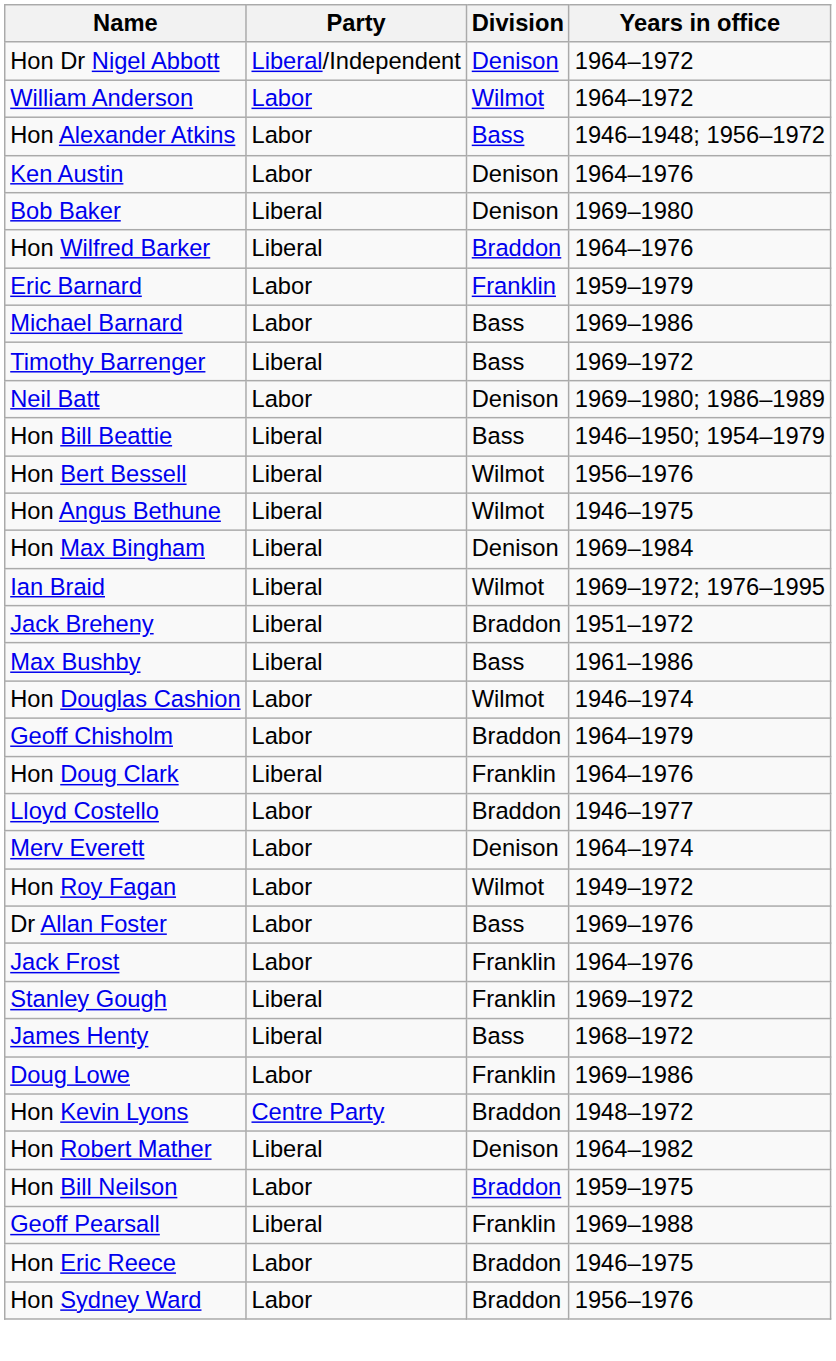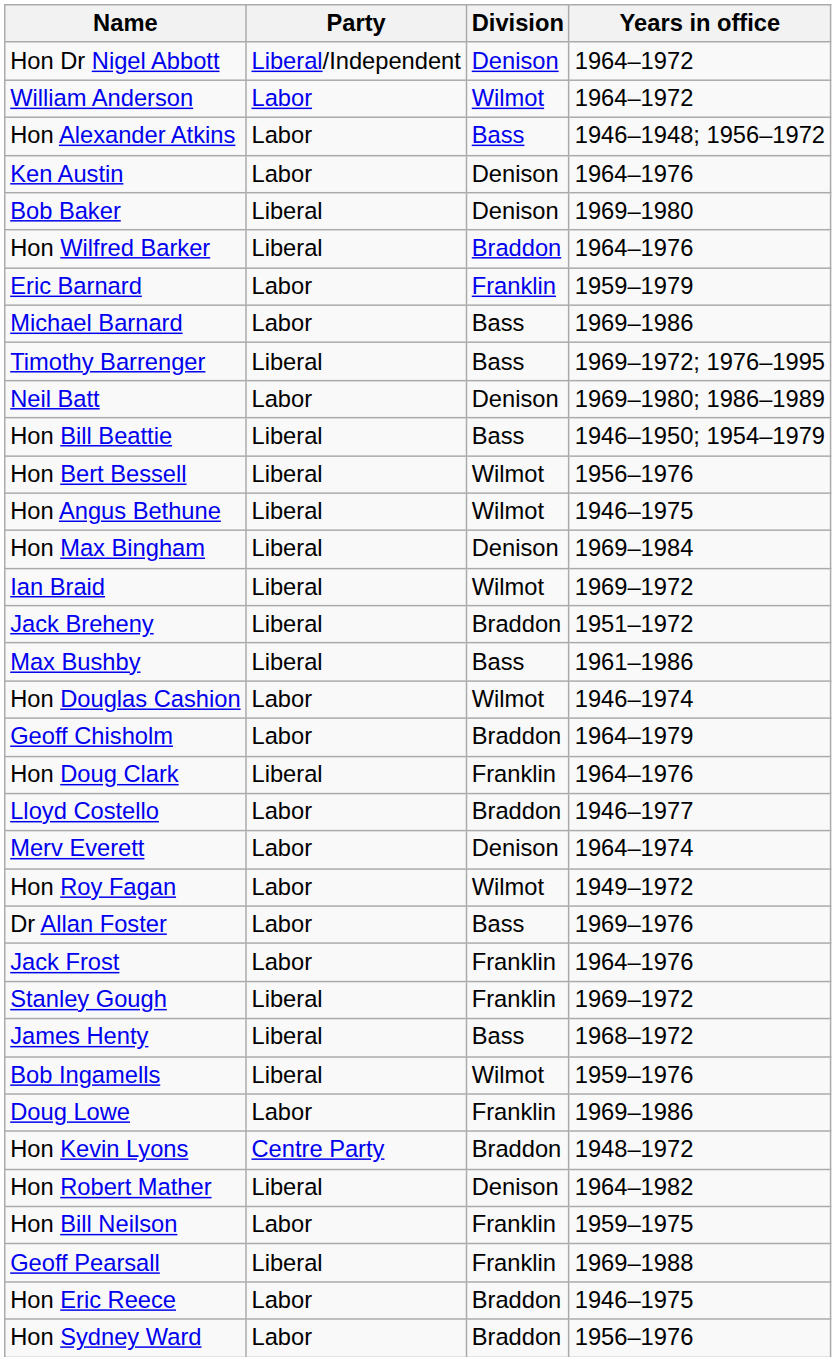(634, 361) 1969–1972 -> (700, 361) 1969–1972; 1976–1995
(700, 586) 1969–1972; 1976–1995 -> (634, 586) 1969–1972
+ row: (85, 1074)
(517, 1187) Braddon -> (514, 1225) Franklin
